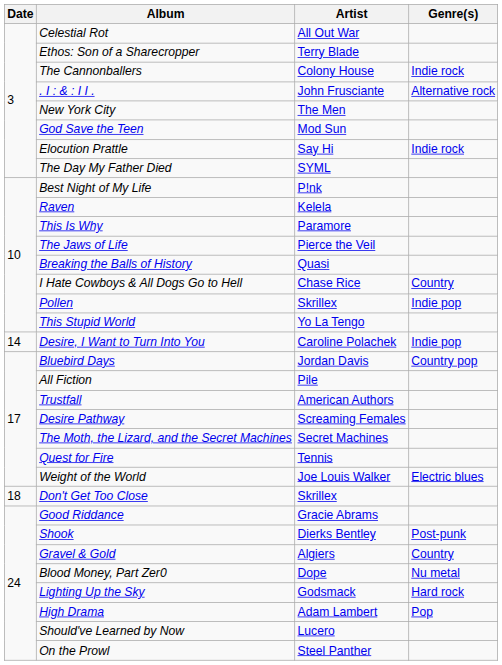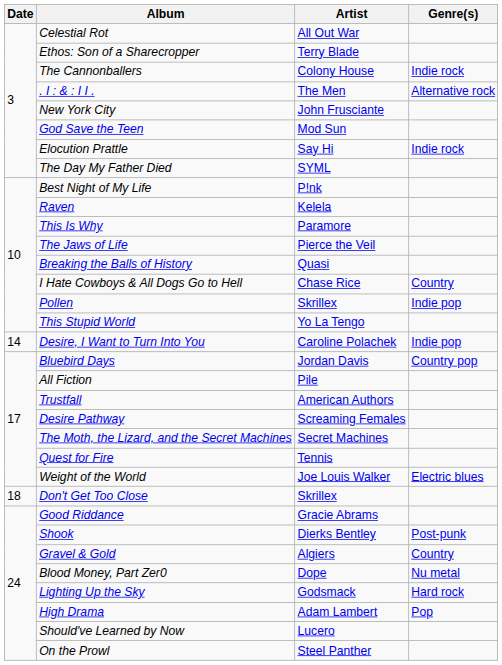(341, 91) John Frusciante -> (322, 91) The Men
(322, 110) The Men -> (341, 110) John Frusciante
